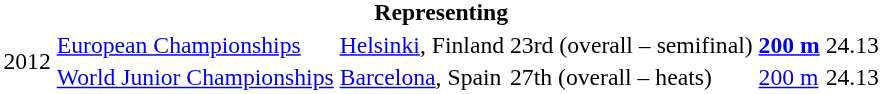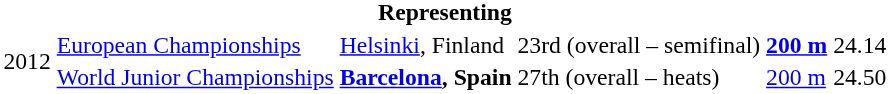(852, 45) 24.13 -> (860, 45) 24.14
(421, 77) normal -> (426, 77) bold
(852, 77) 24.13 -> (860, 77) 24.50
